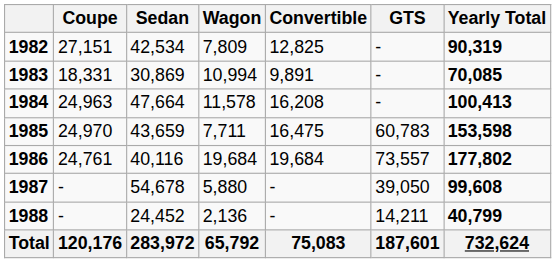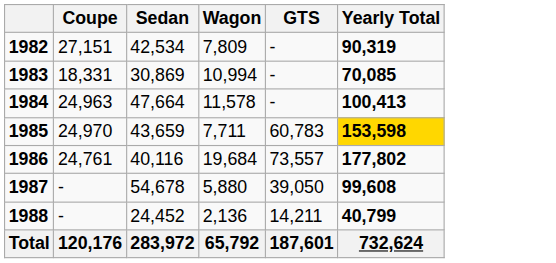- column: (318, 18)
(480, 131) no background -> (374, 131) gold background
